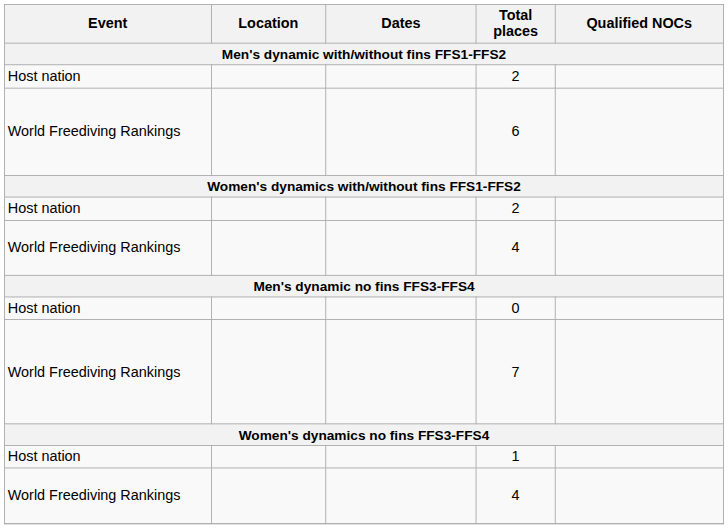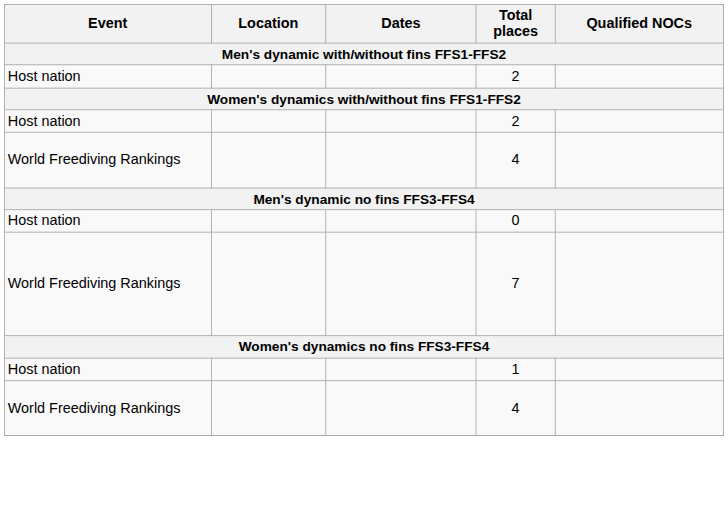- row: (94, 131)
